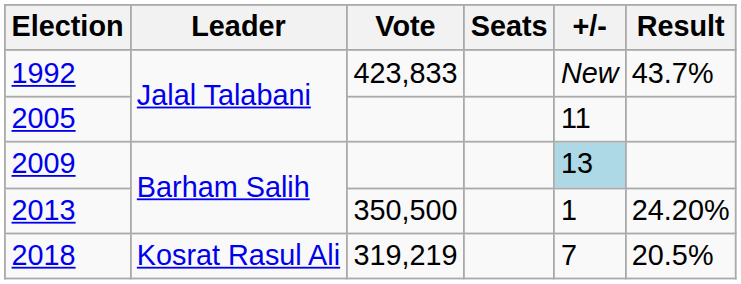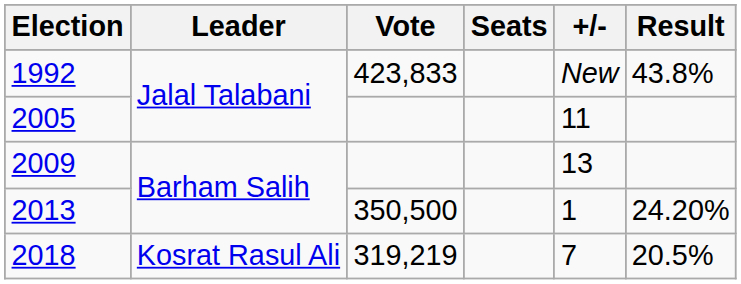(673, 73) 43.7% -> (673, 73) 43.8%
(577, 164) lightblue background -> (577, 164) no background
